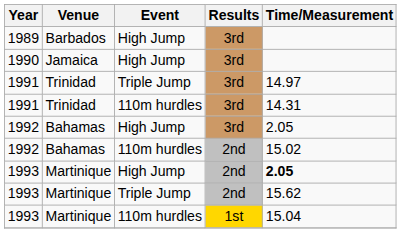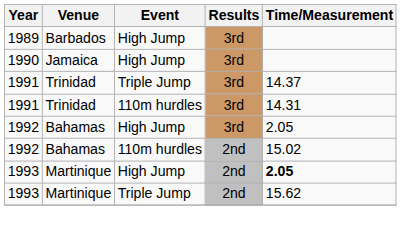(283, 82) 14.97 -> (283, 82) 14.37
- row: (23, 216)
